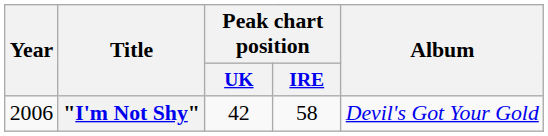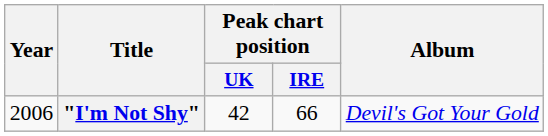(307, 113) 58 -> (307, 113) 66
